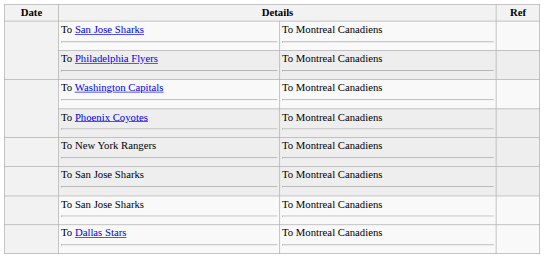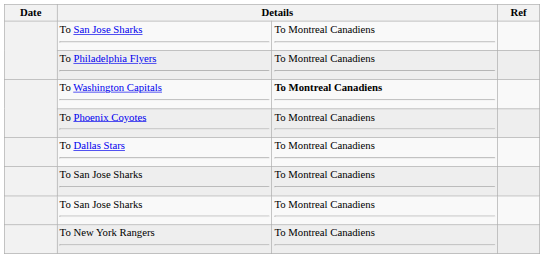(388, 91) normal -> (385, 91) bold
rows swapped: (31, 239) <-> (31, 152)
